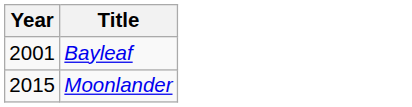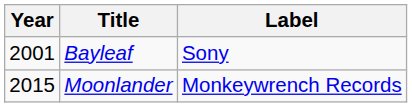+ column: (292, 20)
